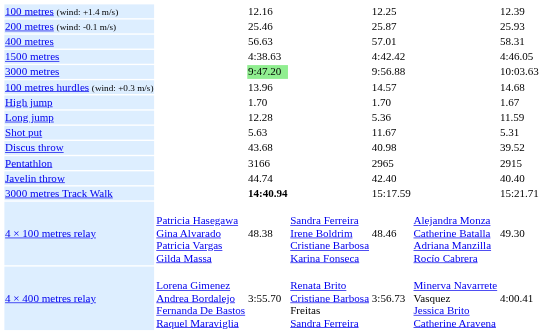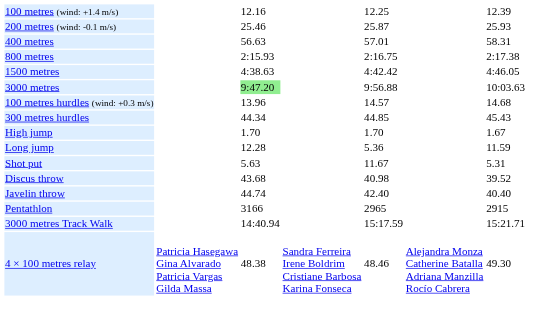+ row: (29, 56)
+ row: (47, 117)
rows swapped: (35, 178) <-> (29, 163)
(268, 193) bold -> (260, 223) normal
- row: (50, 298)
